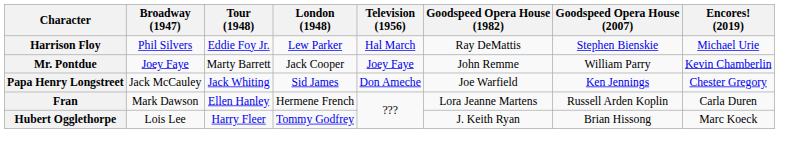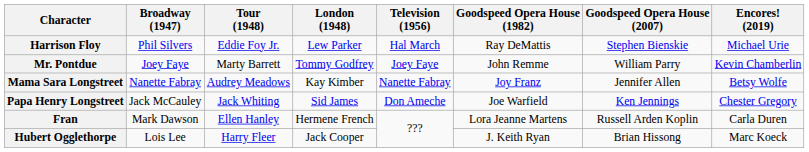(315, 63) Jack Cooper -> (335, 63) Tommy Godfrey
+ row: (65, 82)
(315, 119) Tommy Godfrey -> (335, 138) Jack Cooper
